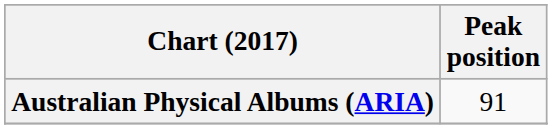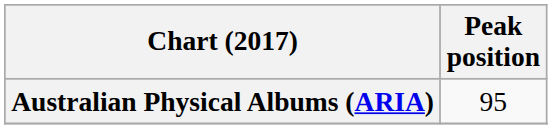(493, 100) 91 -> (493, 100) 95
